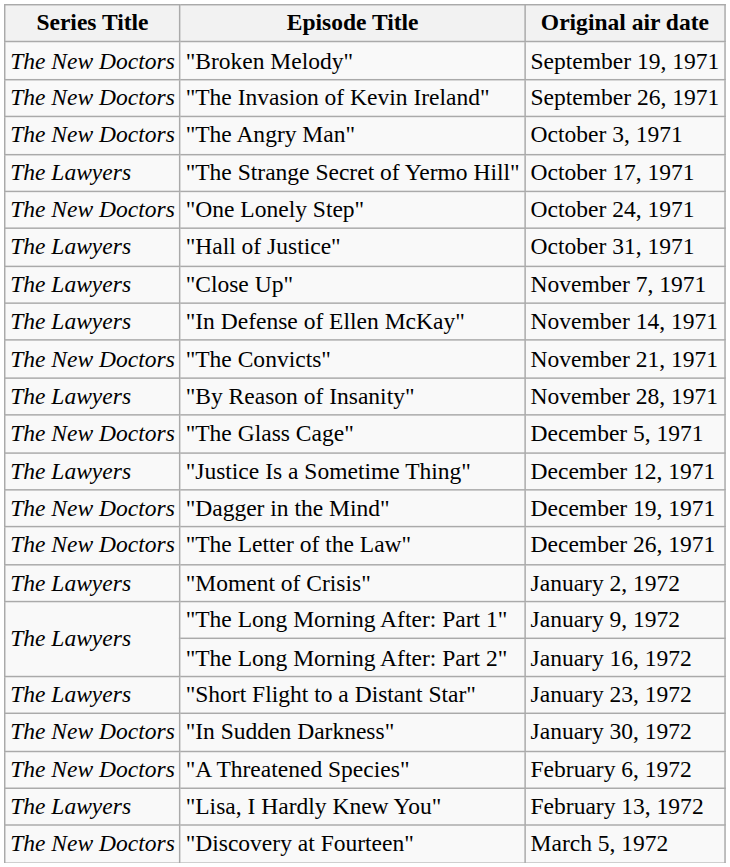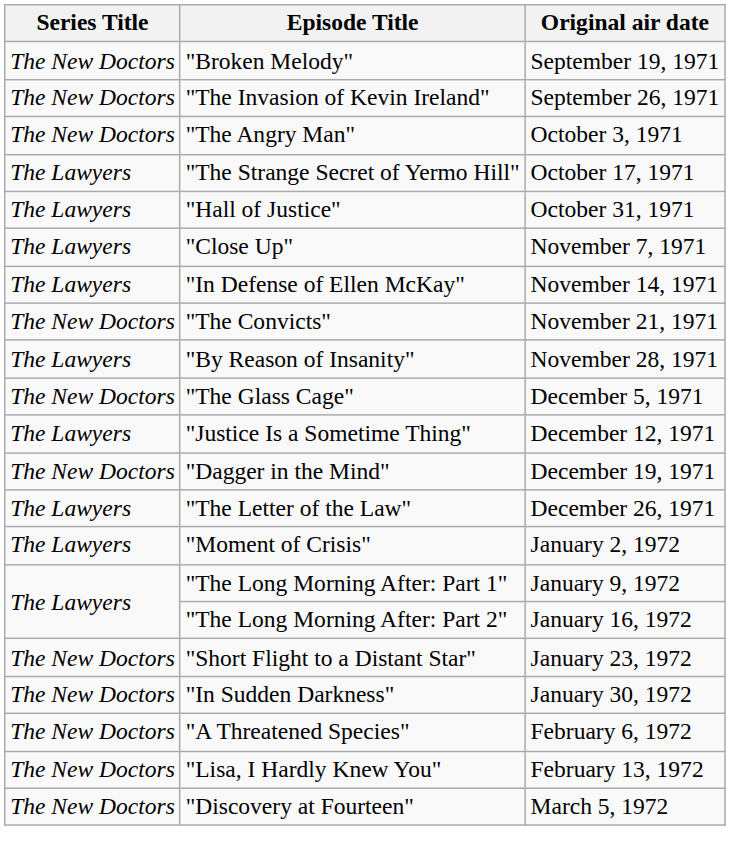- row: (275, 209)
(92, 545) The New Doctors -> (71, 508) The Lawyers
(71, 694) The Lawyers -> (92, 657) The New Doctors
(71, 806) The Lawyers -> (92, 769) The New Doctors
